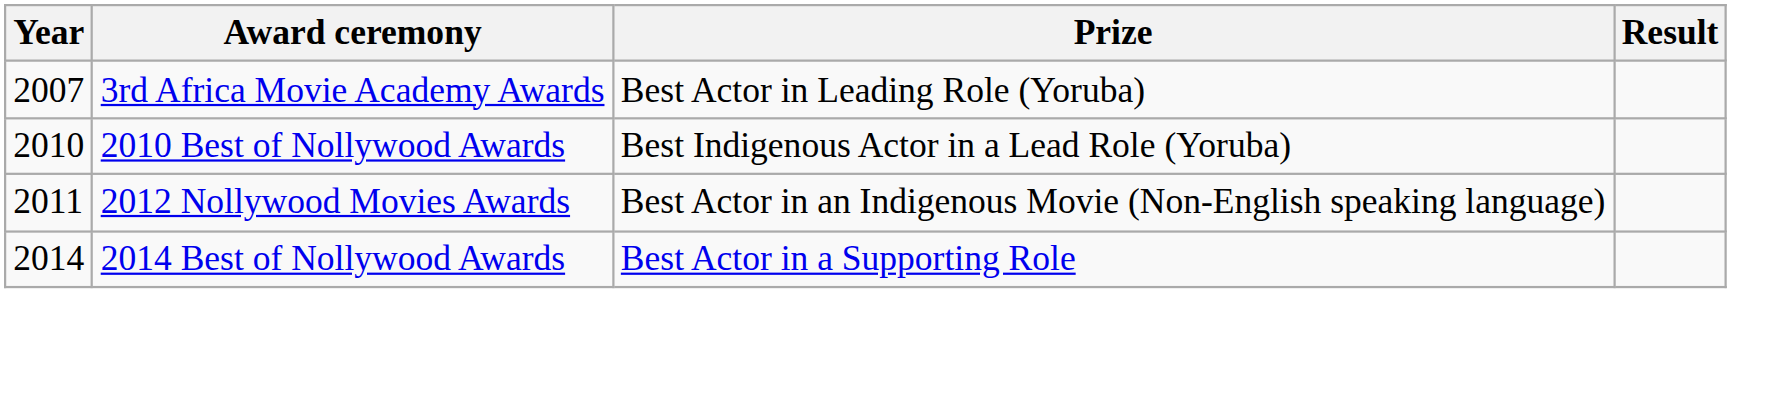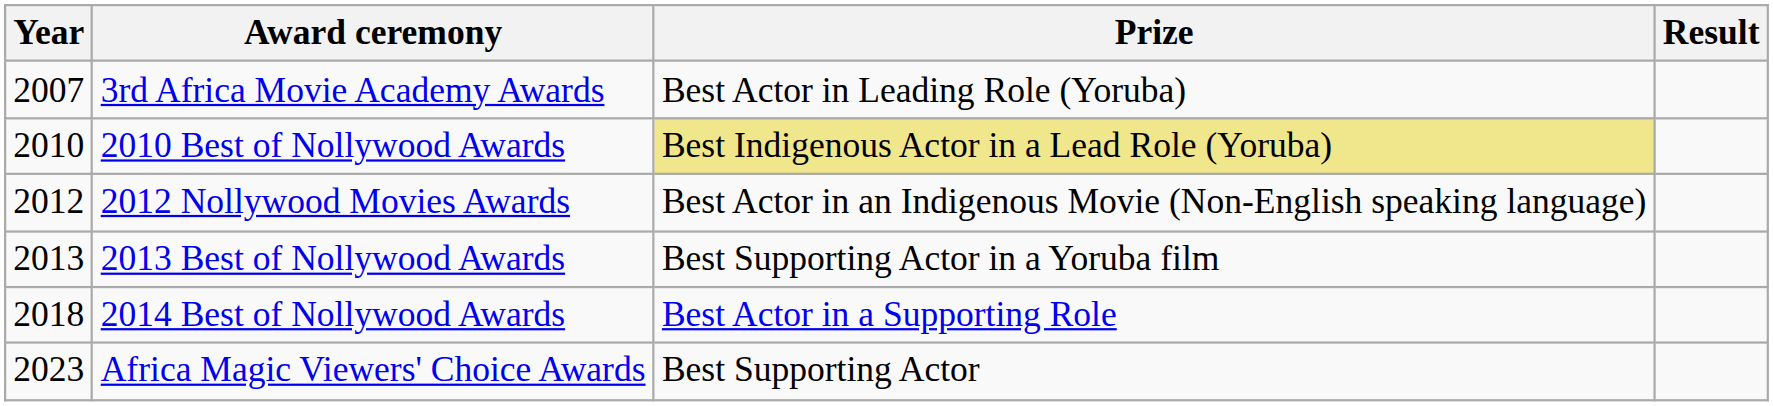(956, 145) no background -> (997, 145) khaki background
(48, 201) 2011 -> (49, 201) 2012
+ row: (333, 257)
(49, 257) 2014 -> (49, 314) 2018
+ row: (373, 370)
